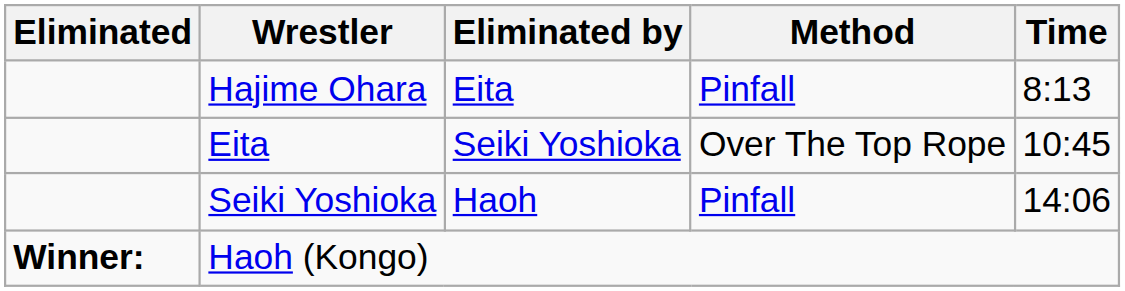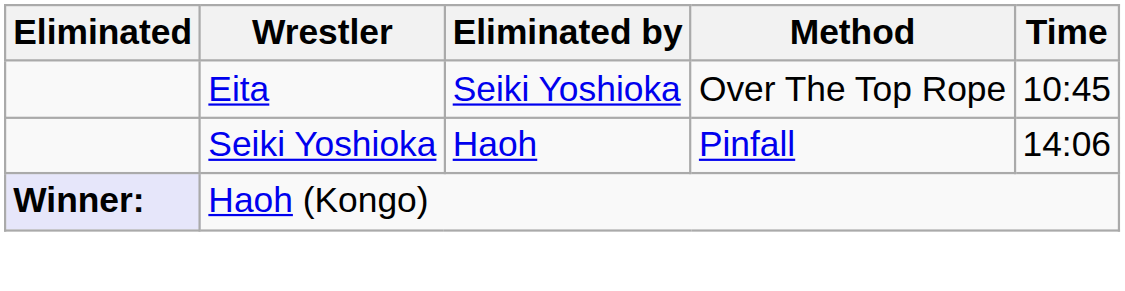- row: (317, 88)
(79, 256) no background -> (79, 200) lavender background
